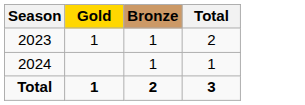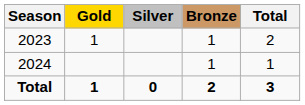+ column: (153, 16)
